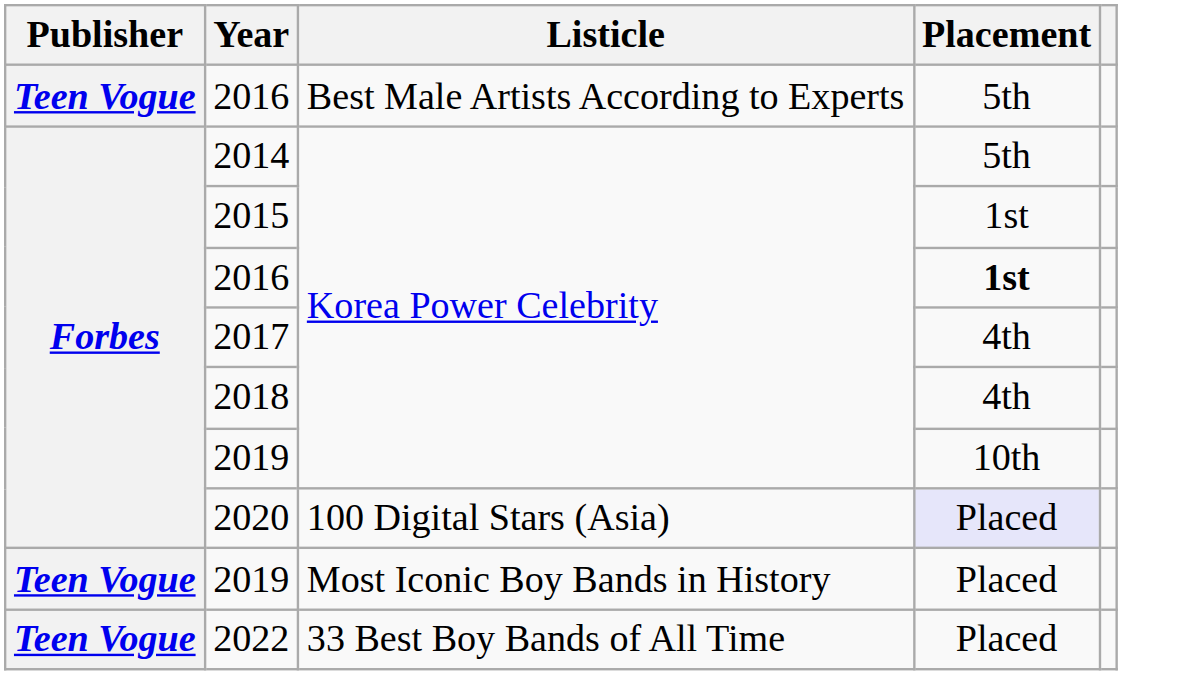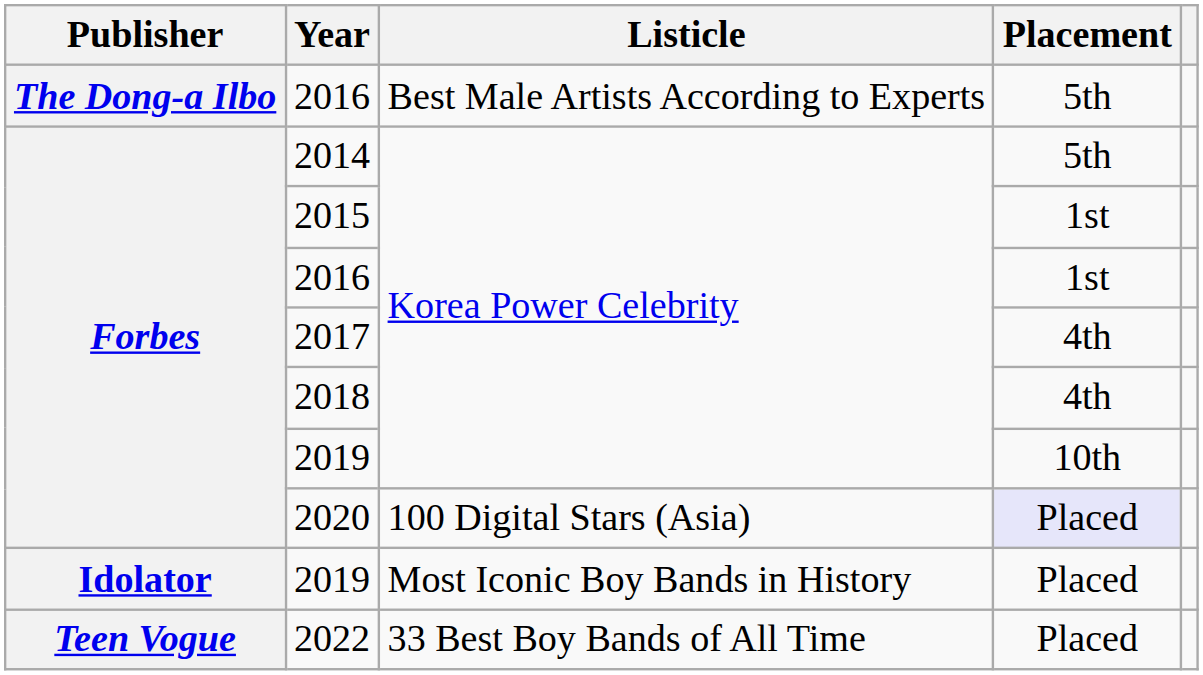(105, 95) Teen Vogue -> (145, 95) The Dong-a Ilbo
(1007, 276) bold -> (1087, 276) normal
(105, 578) Teen Vogue -> (145, 578) Idolator
